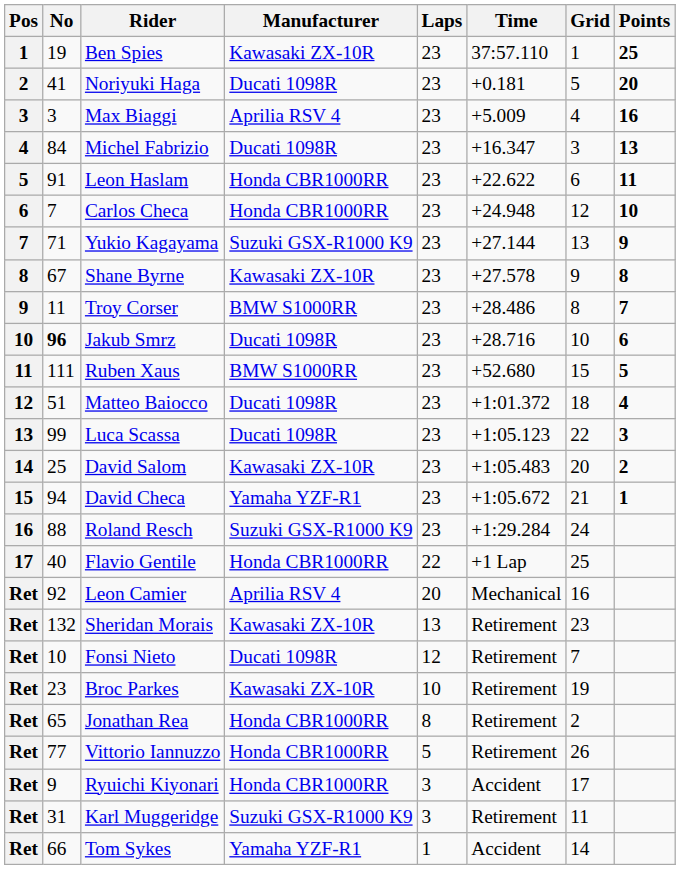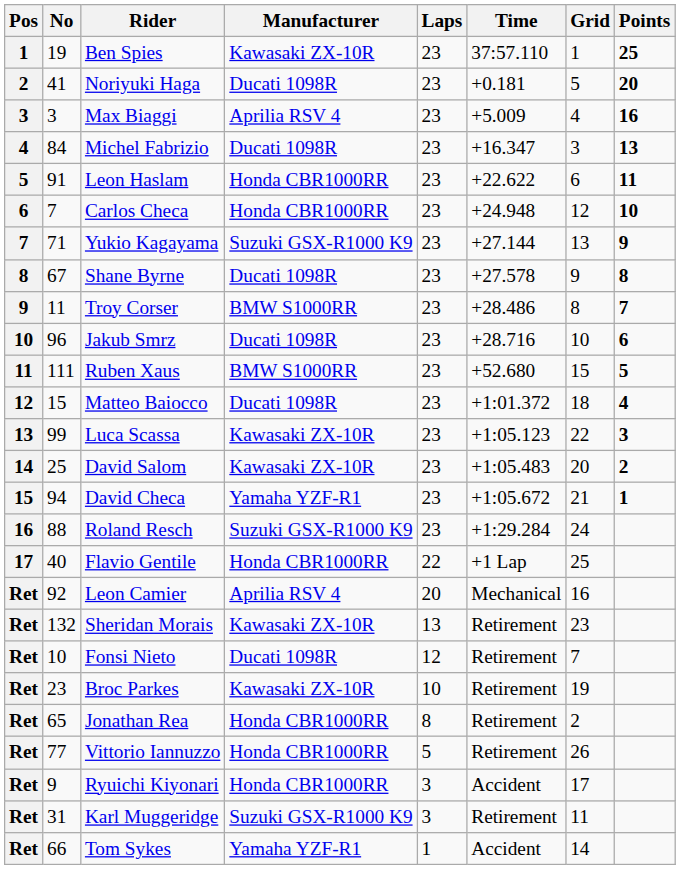(302, 275) Kawasaki ZX-10R -> (283, 275) Ducati 1098R
(57, 338) bold -> (57, 338) normal
(57, 402) 51 -> (57, 402) 15
(283, 434) Ducati 1098R -> (302, 434) Kawasaki ZX-10R
